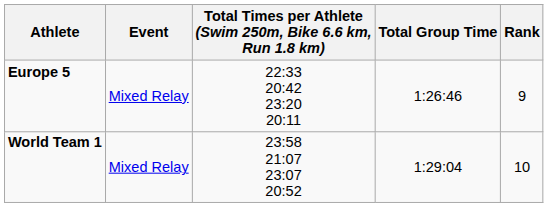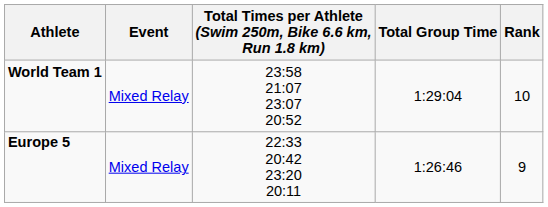rows swapped: (39, 72) <-> (55, 143)
